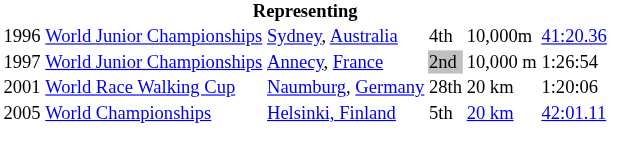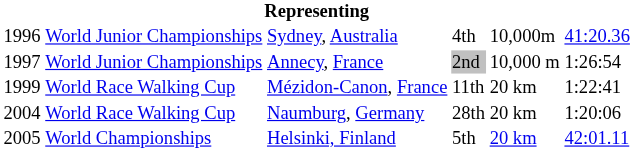+ row: (357, 87)
(22, 87) 2001 -> (22, 112) 2004
